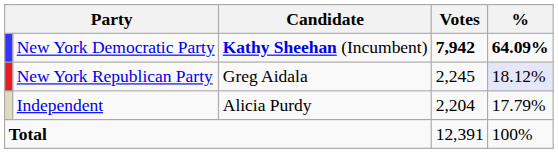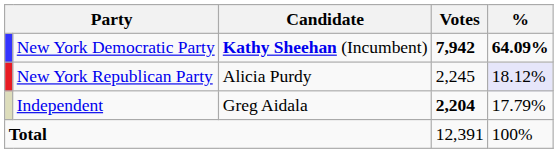(265, 76) Greg Aidala -> (267, 76) Alicia Purdy
(267, 105) Alicia Purdy -> (265, 105) Greg Aidala
(455, 105) normal -> (455, 105) bold
